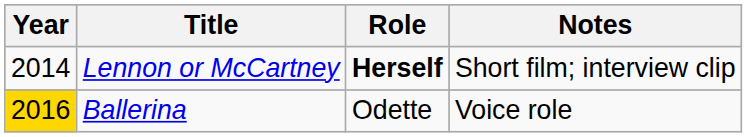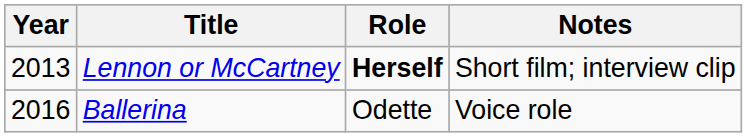(41, 68) 2014 -> (41, 68) 2013
(41, 110) gold background -> (41, 110) no background
